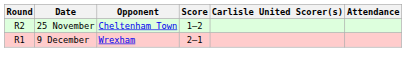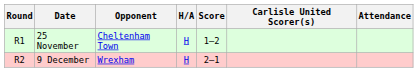+ column: (186, 16)
(20, 26) R2 -> (20, 41) R1
(20, 40) R1 -> (20, 60) R2
